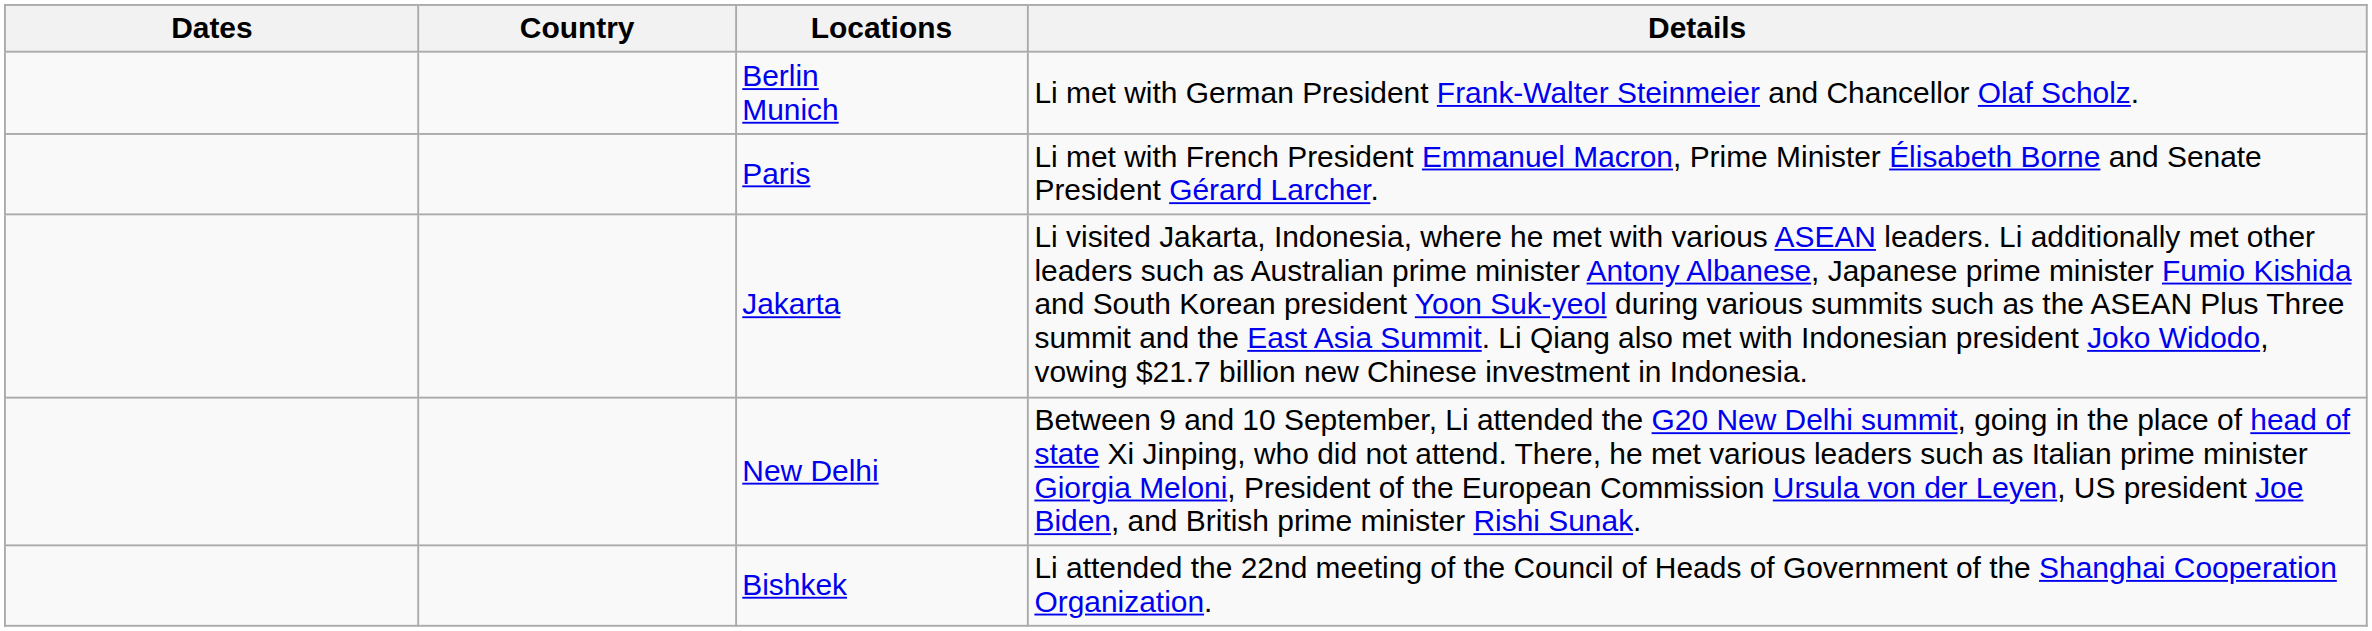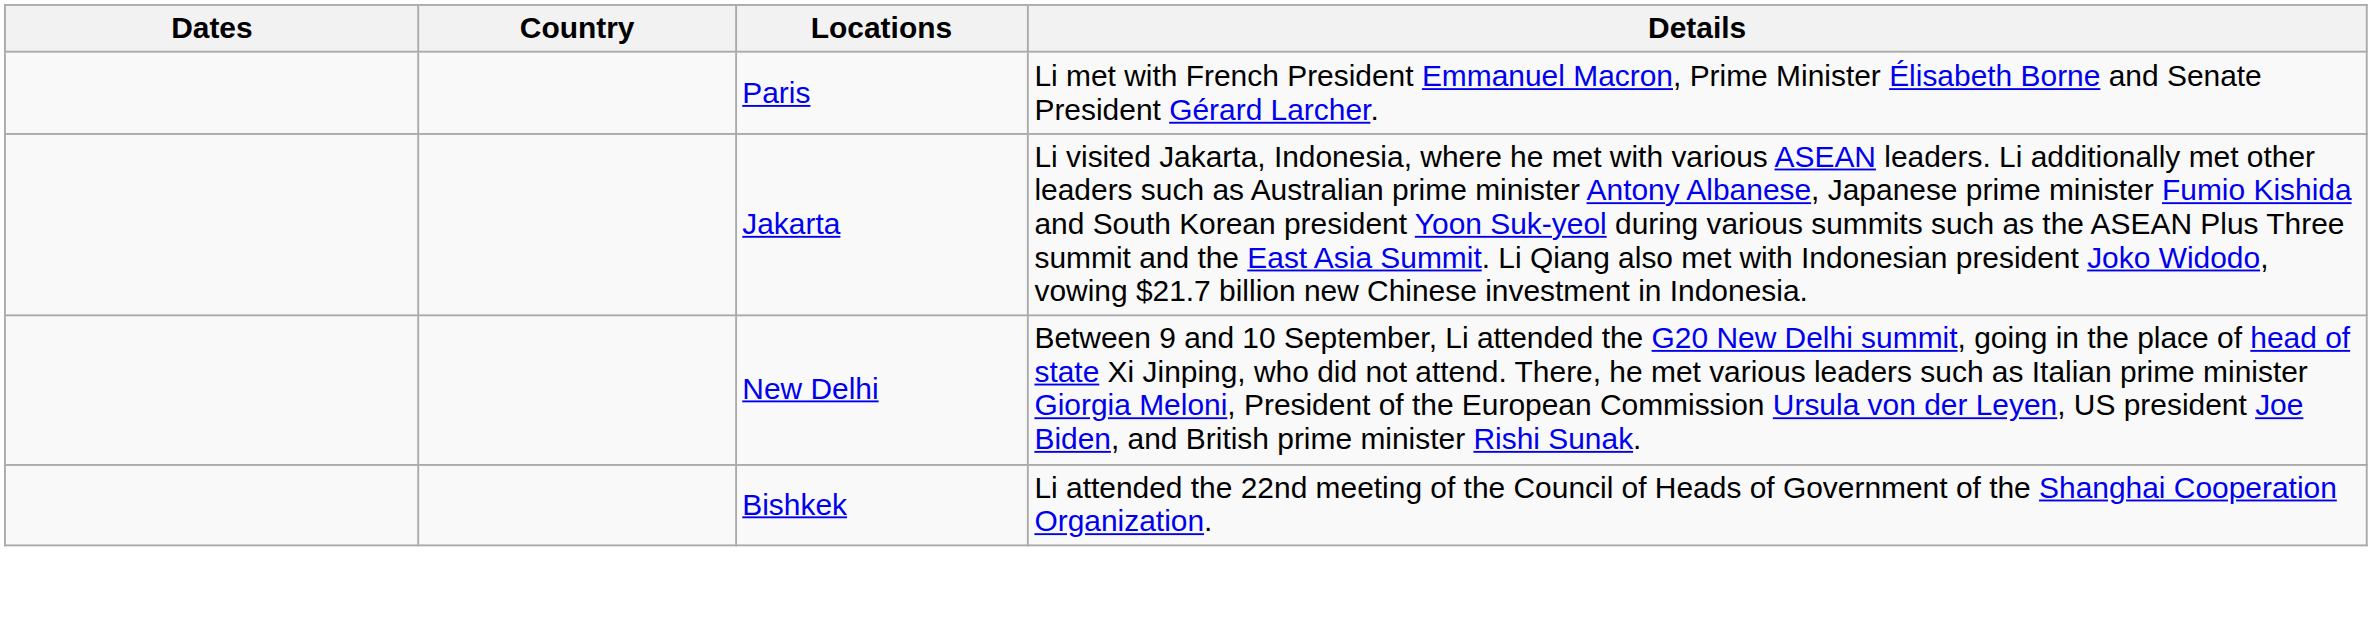- row: (790, 92)
